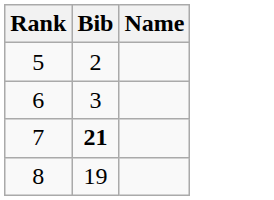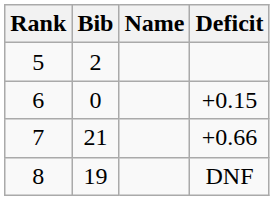+ column: (229, 23)
(95, 99) 3 -> (95, 99) 0
(95, 137) bold -> (95, 137) normal
